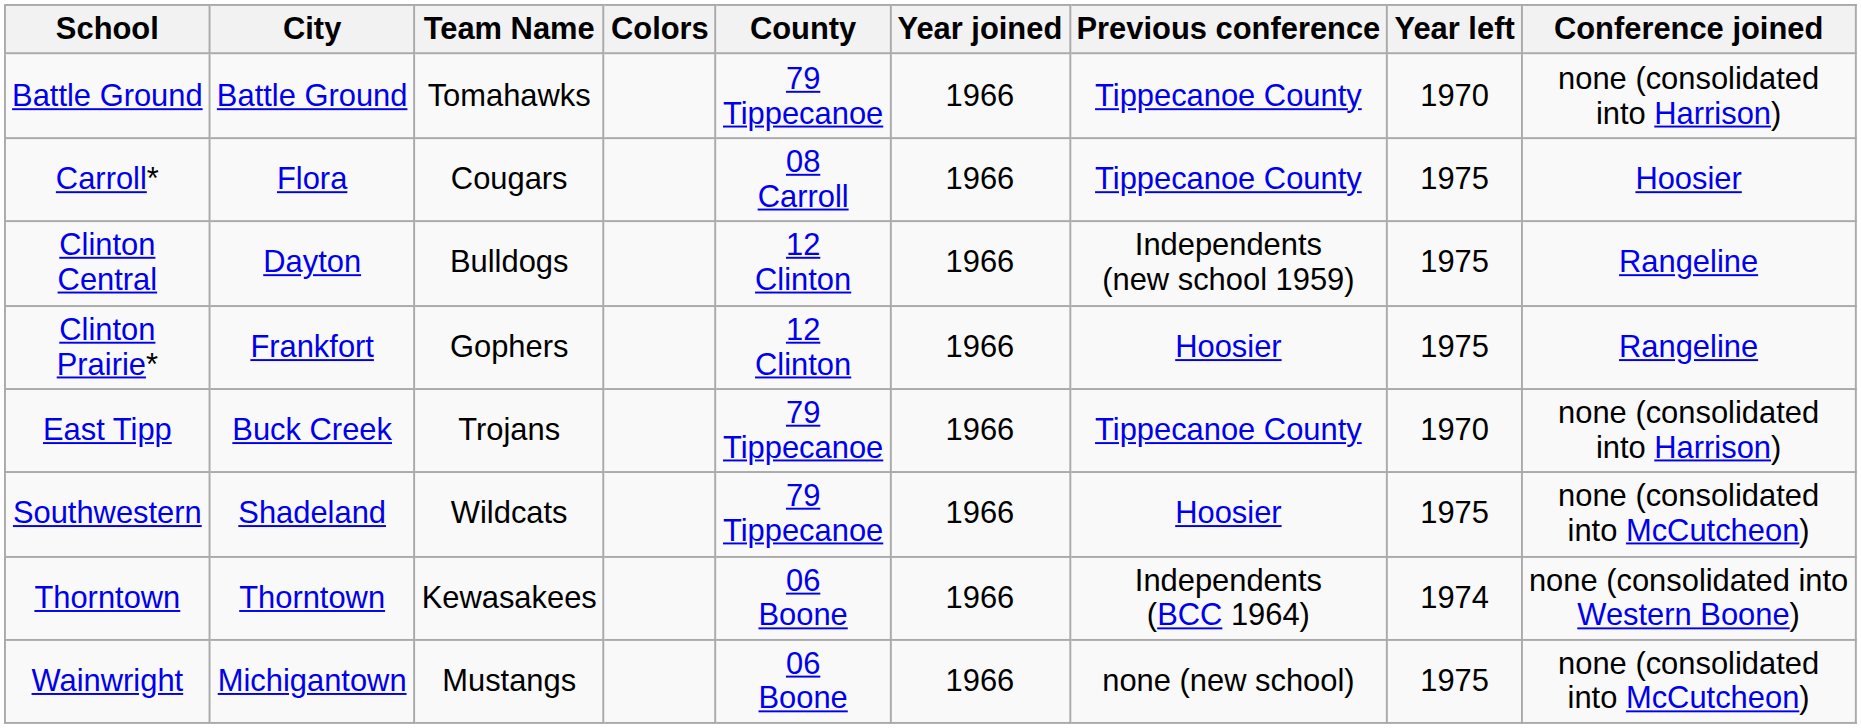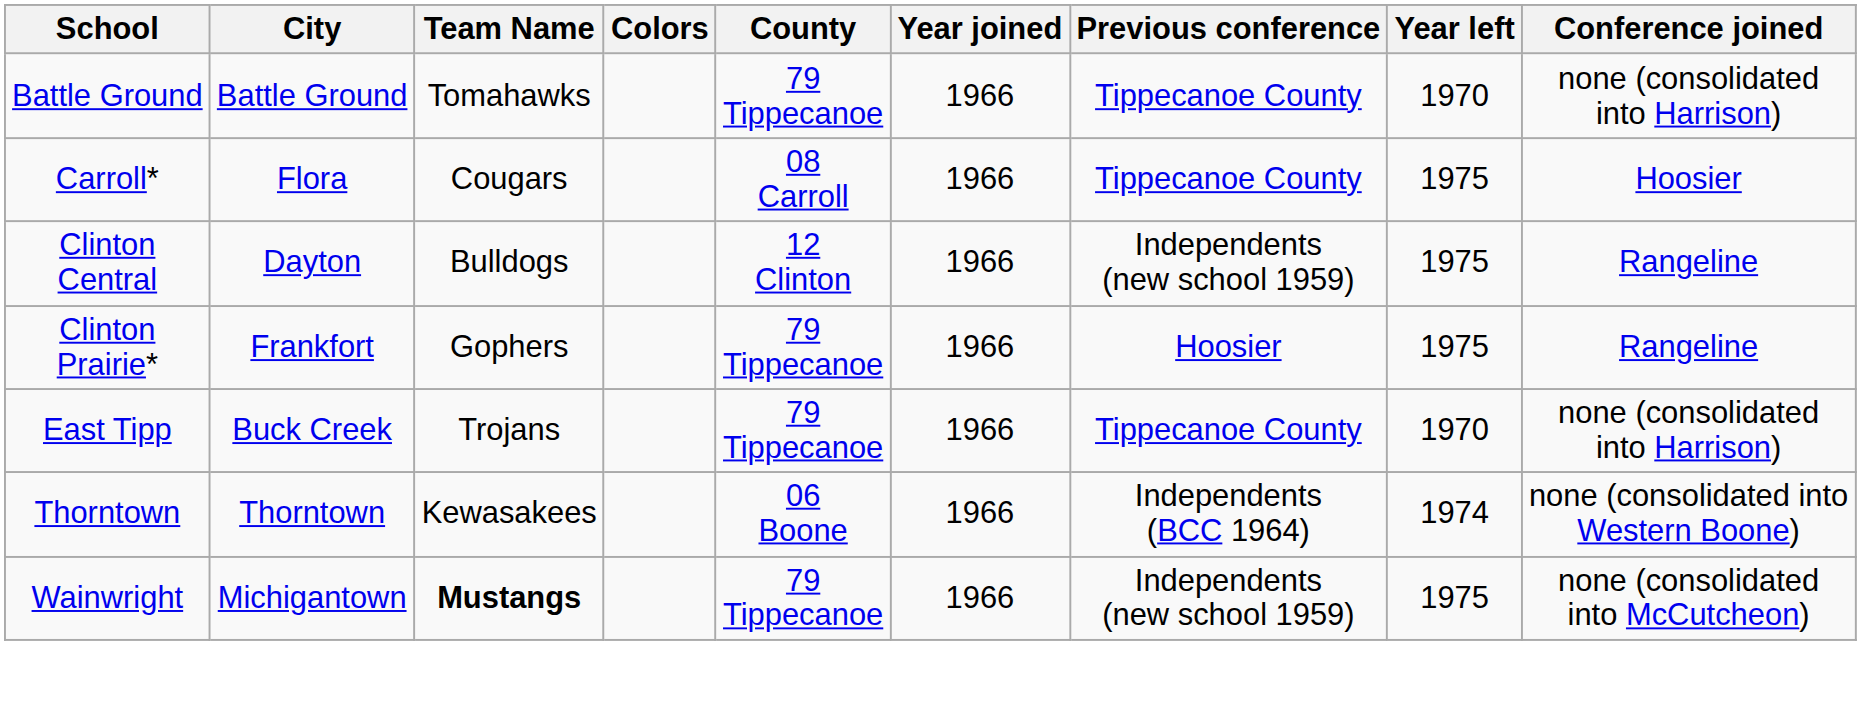(803, 346) 12 Clinton -> (803, 346) 79 Tippecanoe
- row: (107, 513)
(509, 681) normal -> (509, 597) bold
(803, 681) 06 Boone -> (803, 597) 79 Tippecanoe
(1228, 681) none (new school) -> (1228, 597) Independents (new school 1959)
